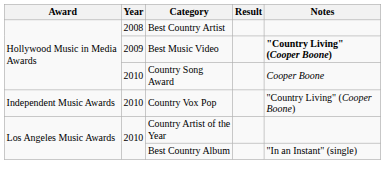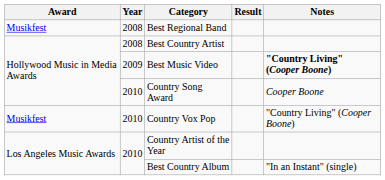+ row: (187, 28)
(61, 103) Independent Music Awards -> (26, 118) Musikfest
